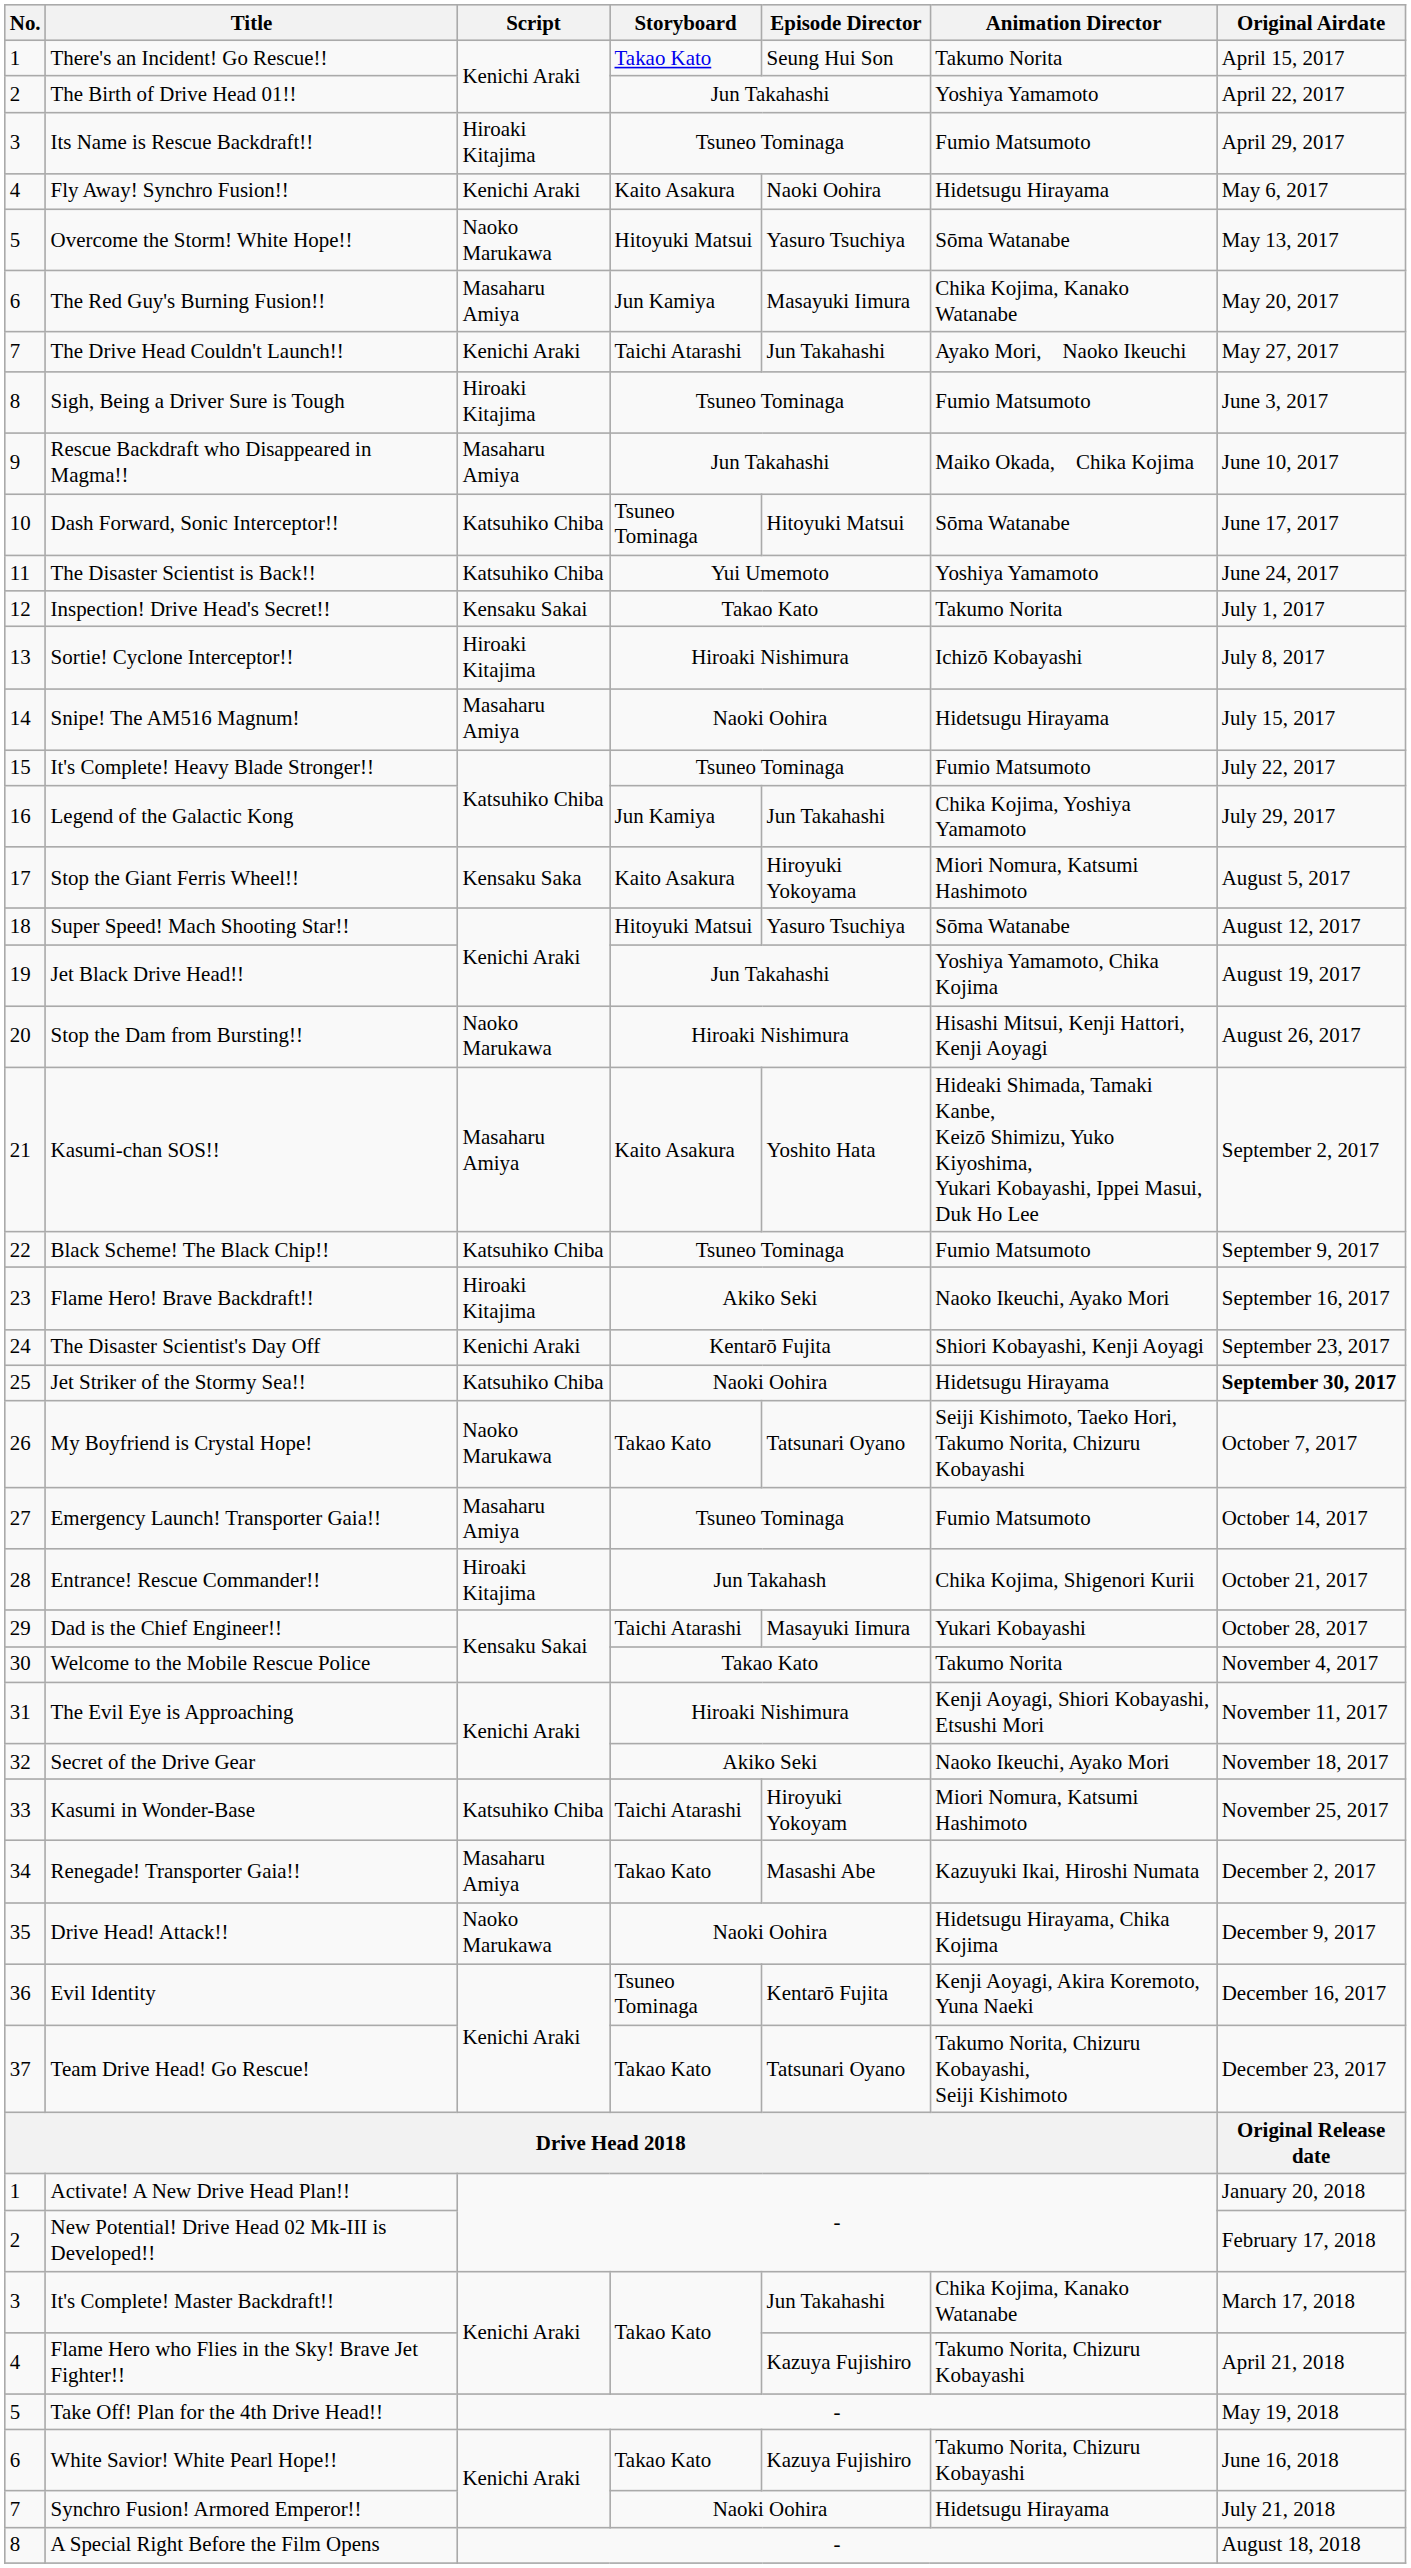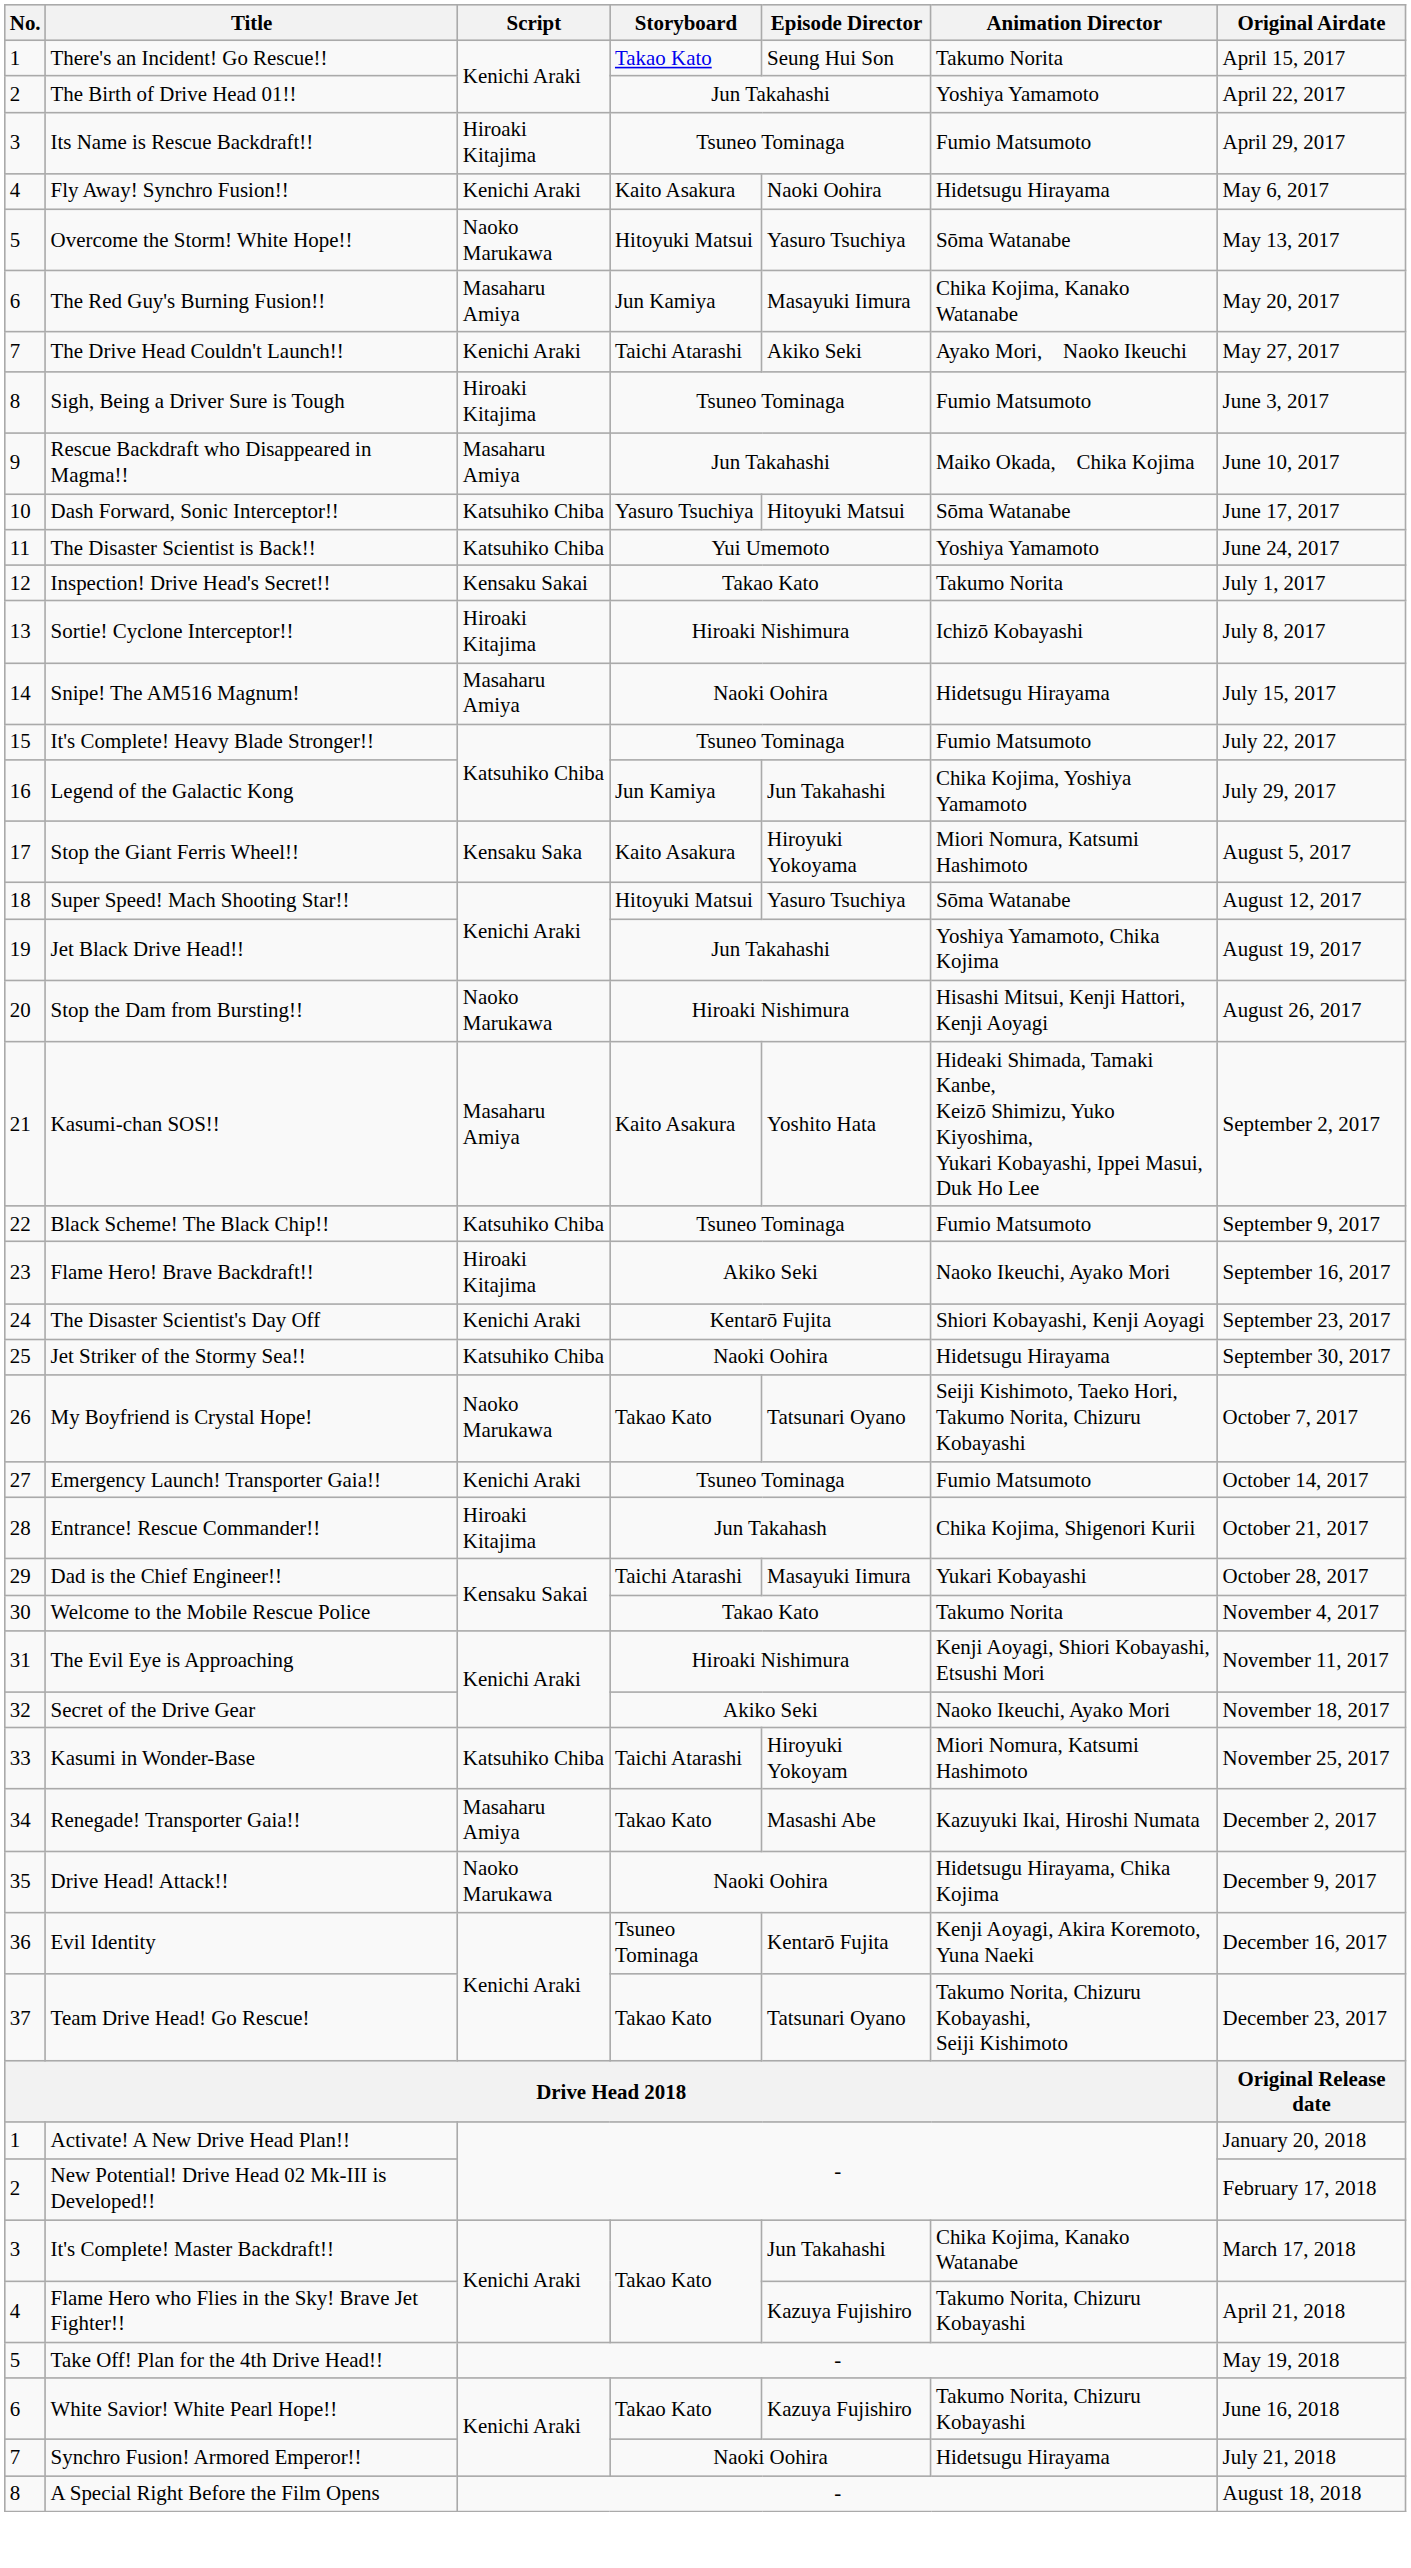(826, 351) Jun Takahashi -> (814, 351) Akiko Seki
(656, 524) Tsuneo Tominaga -> (684, 511) Yasuro Tsuchiya
(1309, 1382) bold -> (1307, 1356) normal
(504, 1518) Masaharu Amiya -> (522, 1479) Kenichi Araki
